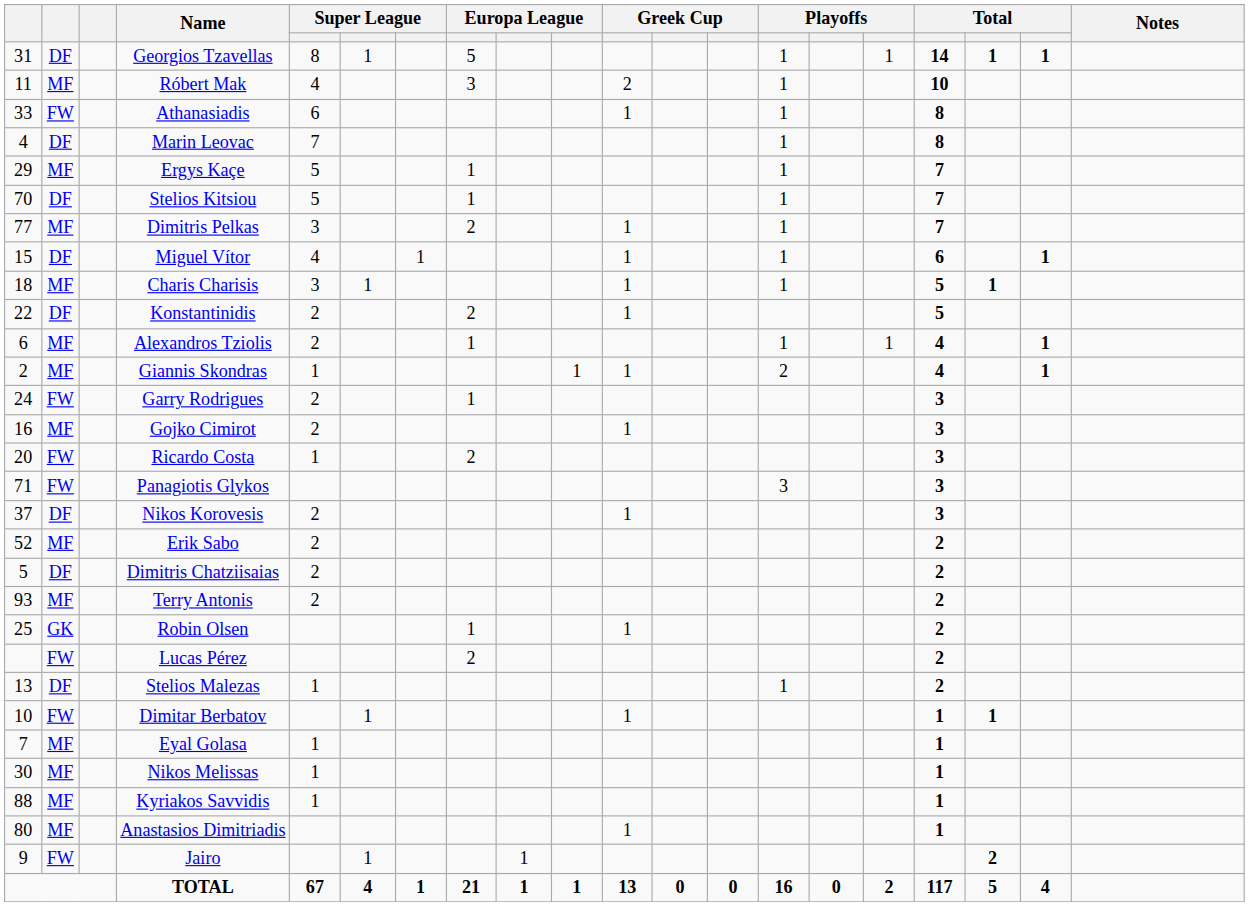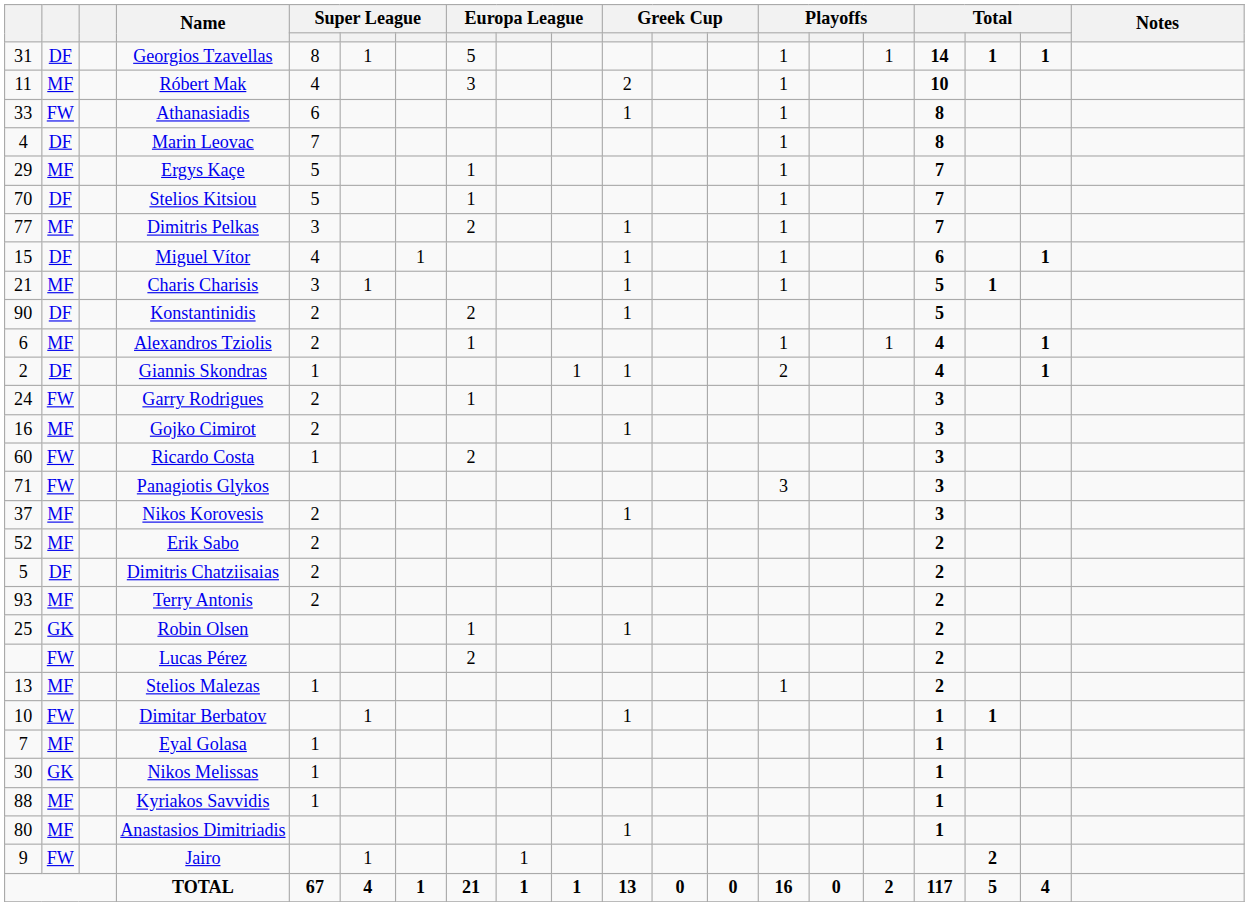(23, 285) 18 -> (23, 285) 21
(23, 313) 22 -> (23, 313) 90
(60, 371) MF -> (60, 371) DF
(23, 457) 20 -> (23, 457) 60
(60, 514) DF -> (60, 514) MF
(60, 686) DF -> (60, 686) MF
(60, 772) MF -> (60, 772) GK
